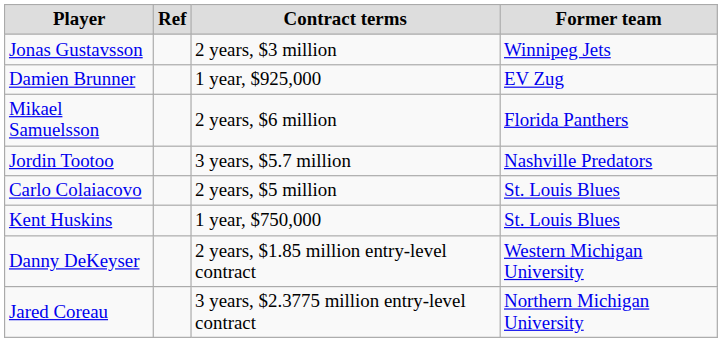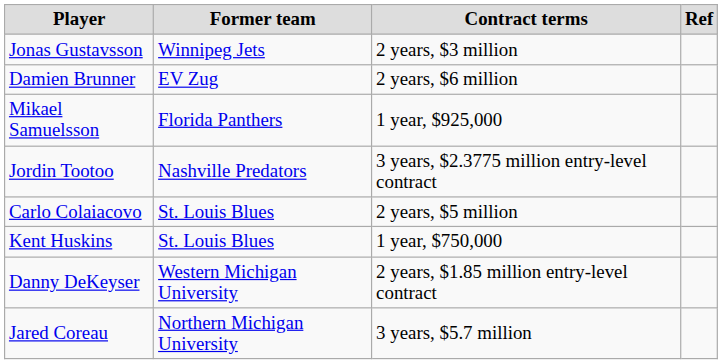columns swapped: (609, 19) <-> (172, 19)
(258, 79) 1 year, $925,000 -> (447, 79) 2 years, $6 million
(266, 119) 2 years, $6 million -> (439, 119) 1 year, $925,000
(273, 160) 3 years, $5.7 million -> (511, 171) 3 years, $2.3775 million entry-level contract
(330, 312) 3 years, $2.3775 million entry-level contract -> (454, 333) 3 years, $5.7 million
